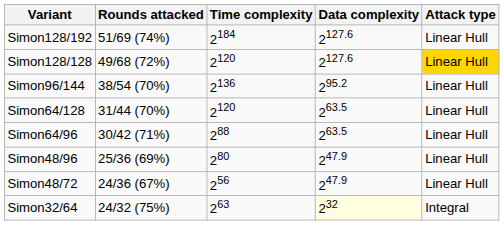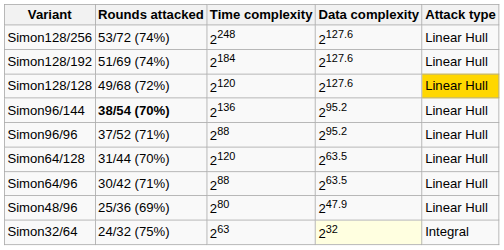+ row: (50, 37)
(134, 86) normal -> (134, 110) bold
+ row: (42, 134)
- row: (42, 183)
